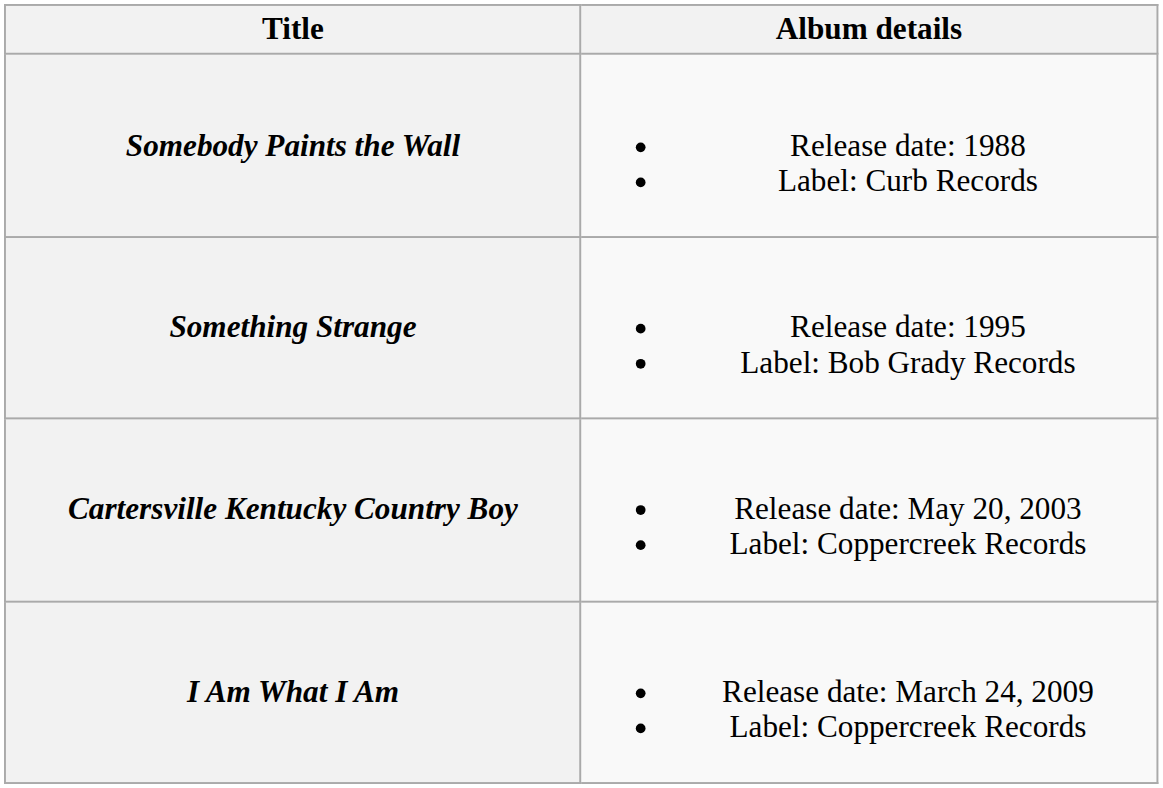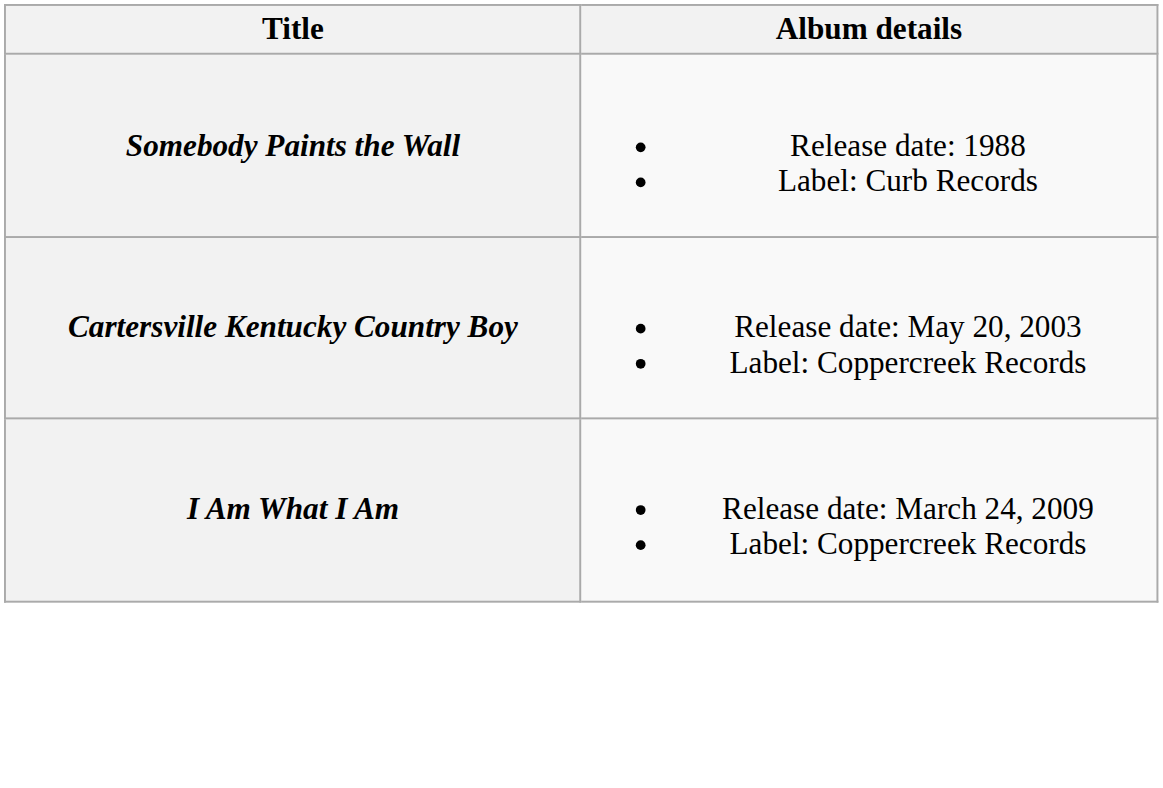- row: (293, 327)
